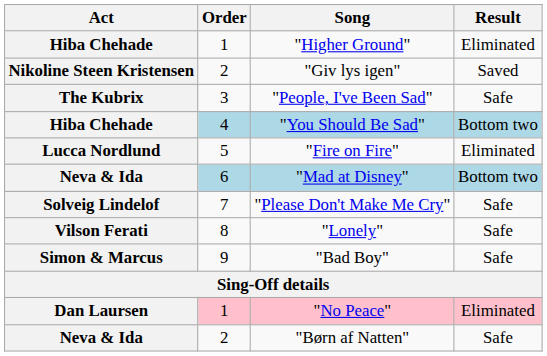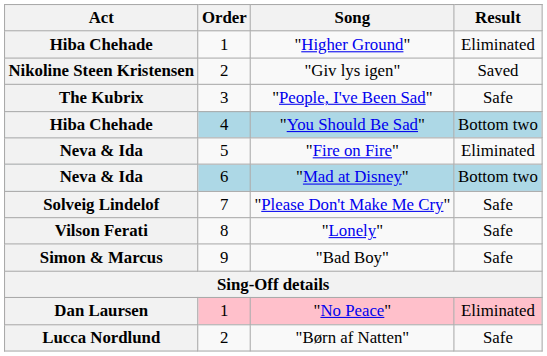(101, 151) Lucca Nordlund -> (101, 151) Neva & Ida
(101, 337) Neva & Ida -> (101, 337) Lucca Nordlund
